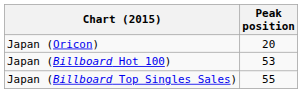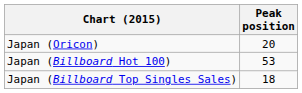(269, 79) 55 -> (269, 79) 18
